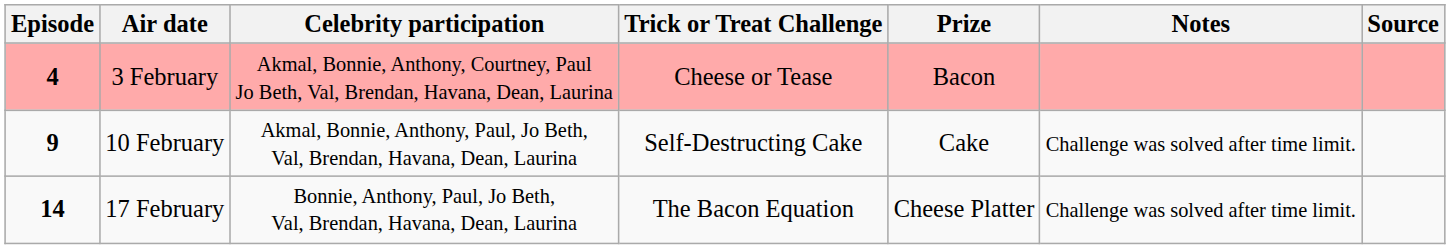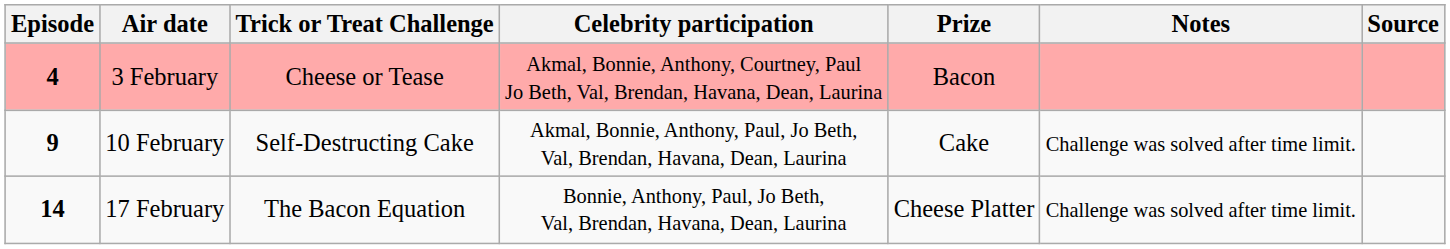columns swapped: (753, 23) <-> (424, 23)
